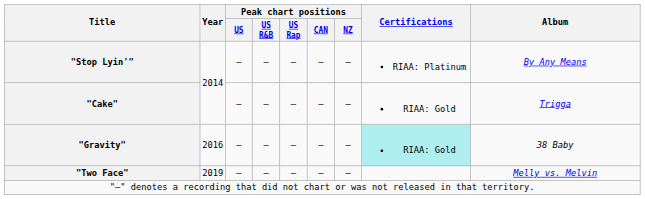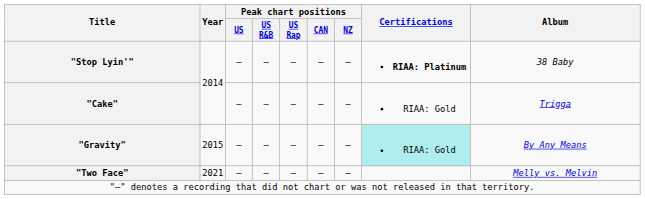(416, 67) normal -> (416, 67) bold
(555, 62) By Any Means -> (555, 62) 38 Baby
(213, 145) 2016 -> (213, 145) 2015
(555, 145) 38 Baby -> (555, 145) By Any Means
(213, 173) 2019 -> (213, 173) 2021
